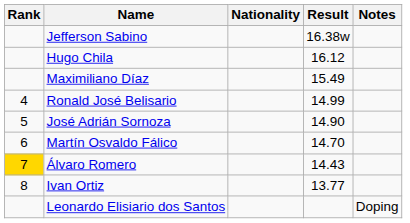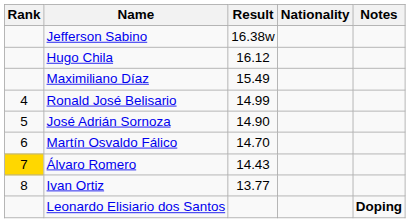columns swapped: (266, 15) <-> (328, 15)
(377, 206) normal -> (379, 206) bold
